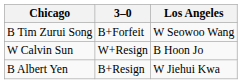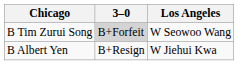(121, 32) no background -> (121, 32) lightgrey background
- row: (40, 50)
